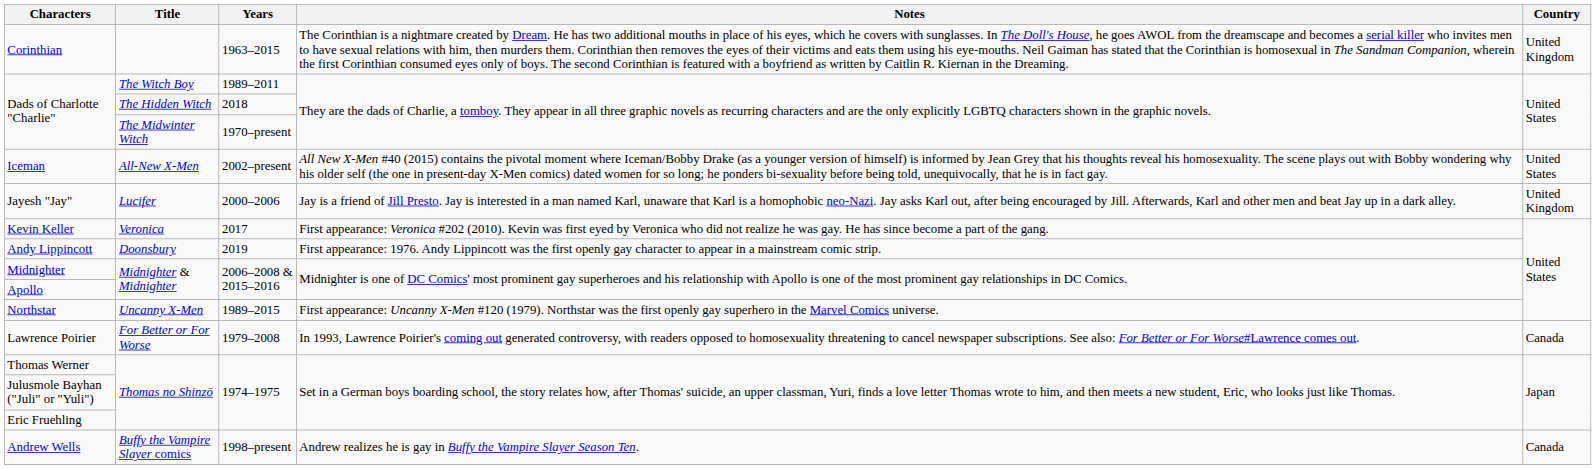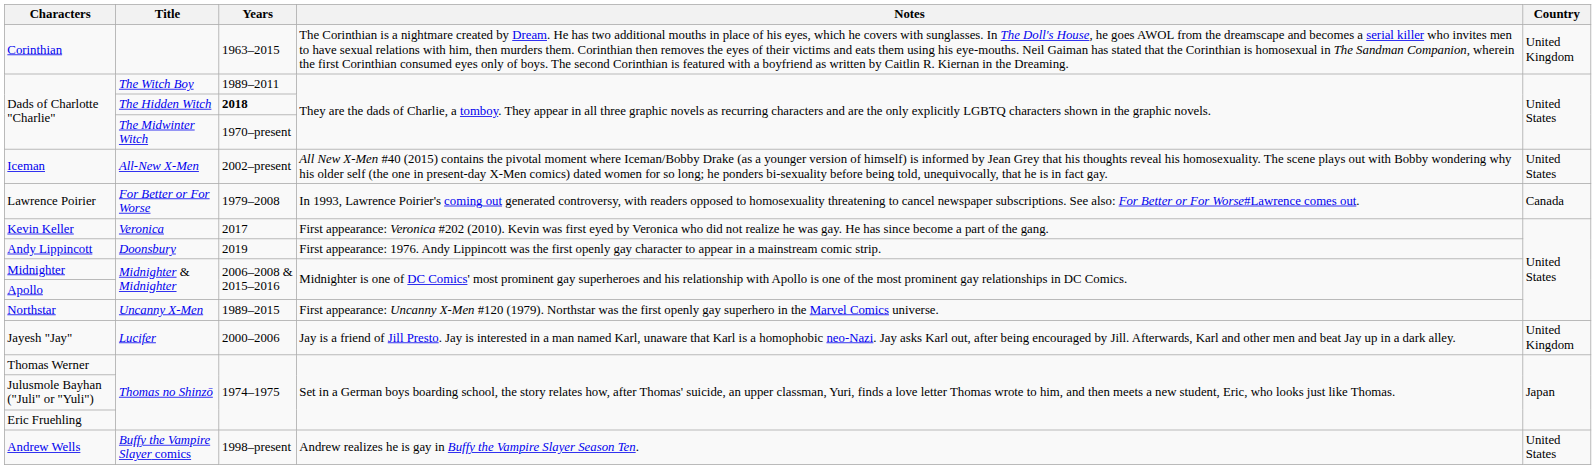(235, 104) normal -> (235, 104) bold
rows swapped: (40, 201) <-> (52, 337)
(1545, 447) Canada -> (1543, 447) United States
